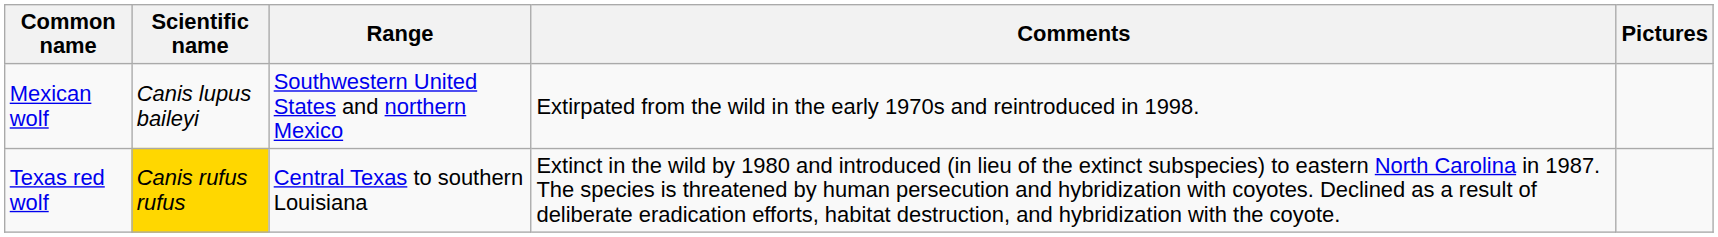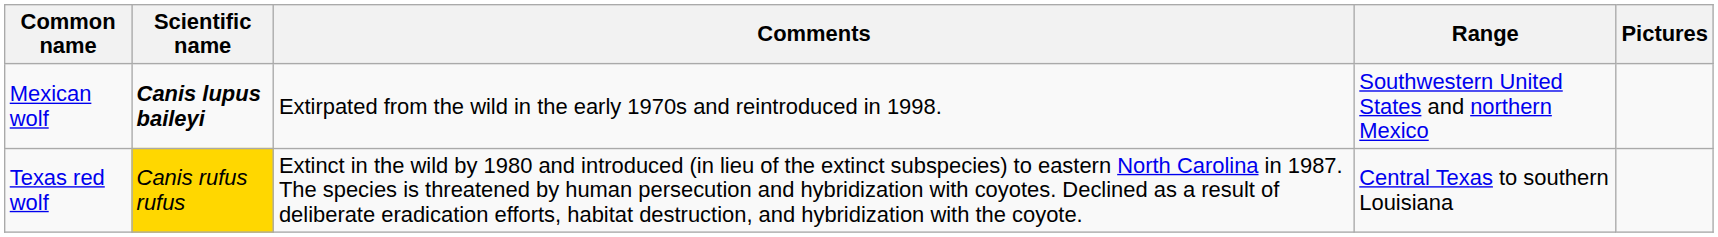columns swapped: (400, 34) <-> (1074, 34)
(194, 105) normal -> (199, 105) bold
